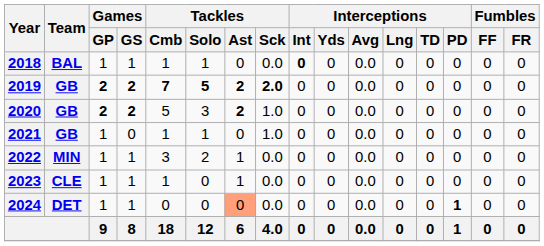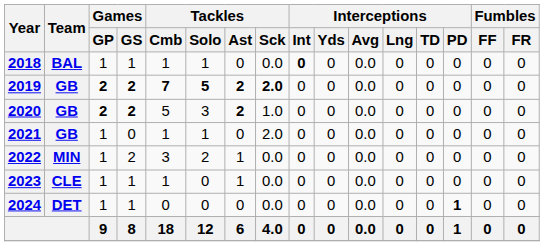(272, 134) 1.0 -> (272, 134) 2.0
(132, 157) 1 -> (132, 157) 2
(240, 205) lightsalmon background -> (240, 205) no background
